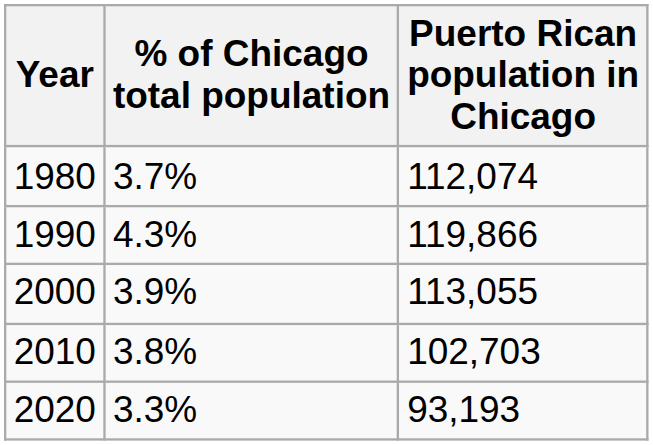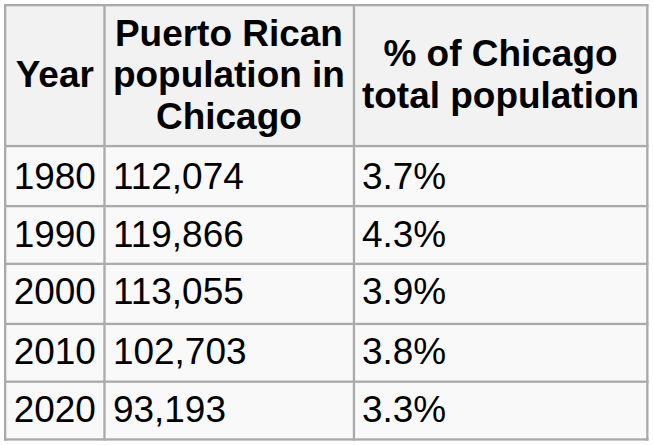columns swapped: (523, 75) <-> (252, 75)
